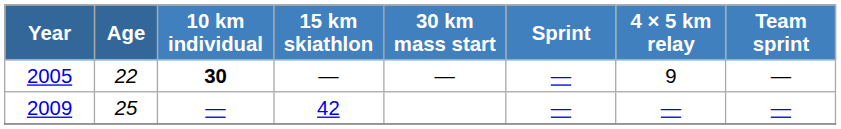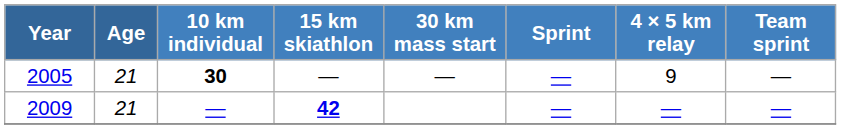(126, 76) 22 -> (126, 76) 21
(126, 108) 25 -> (126, 108) 21
(328, 108) normal -> (328, 108) bold
